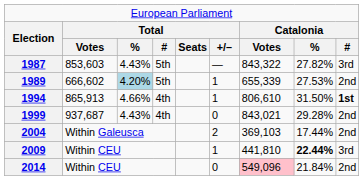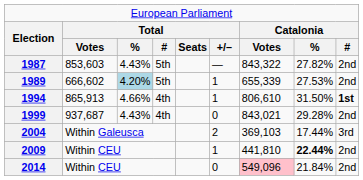(346, 64) 3rd -> (347, 64) 2nd
(347, 133) 2nd -> (346, 133) 3rd
(346, 150) 3rd -> (347, 150) 2nd
